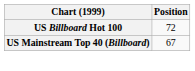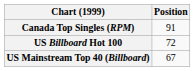+ row: (78, 27)
